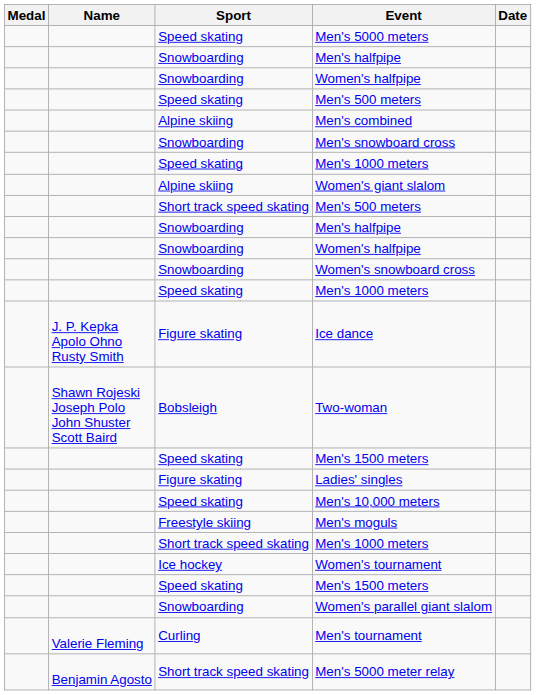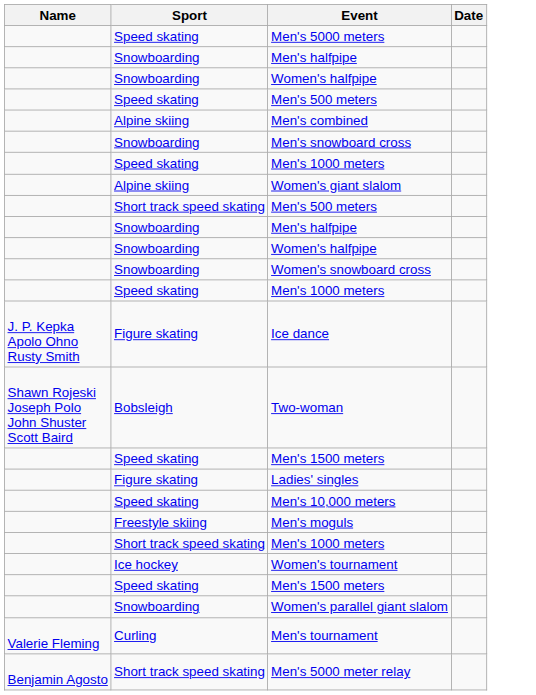- column: (26, 15)
